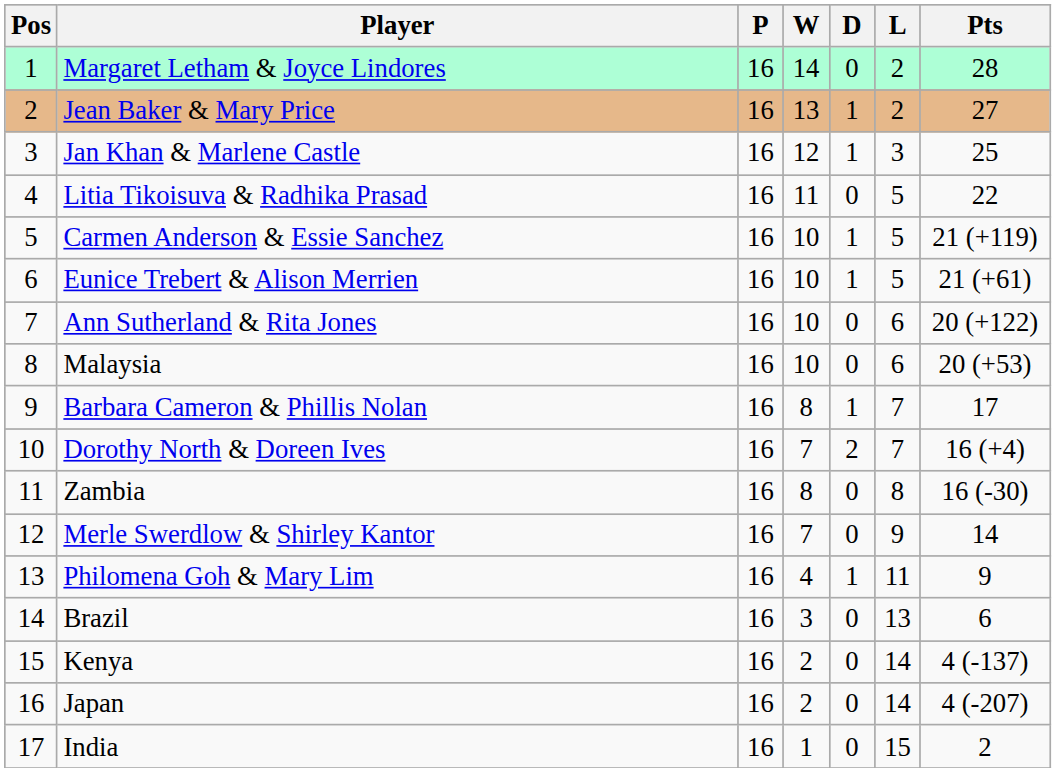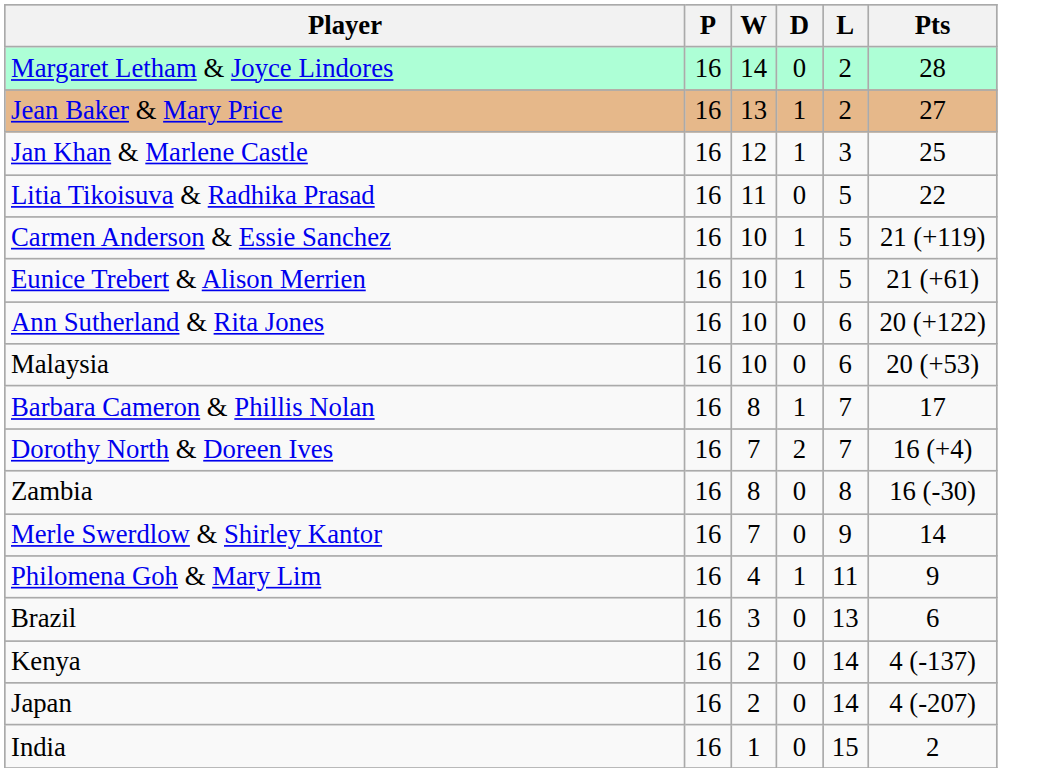- column: (31, 25)
